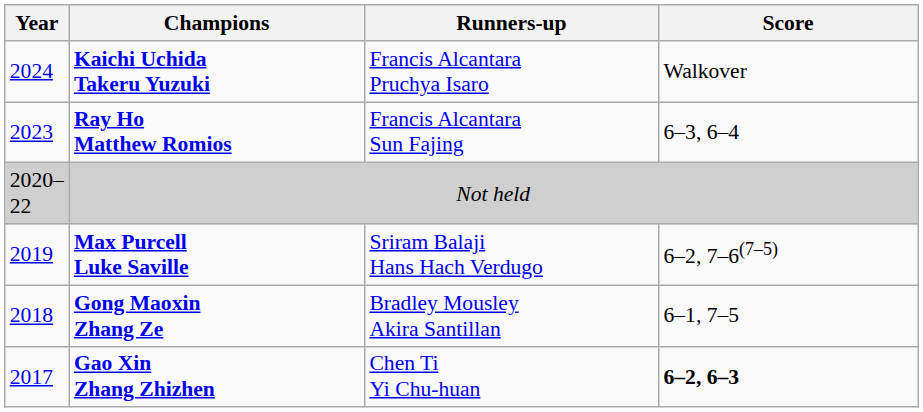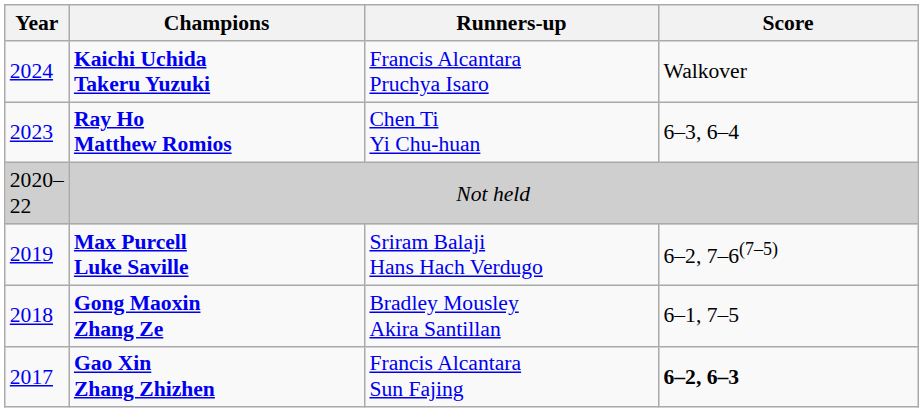(445, 132) Francis Alcantara Sun Fajing -> (425, 132) Chen Ti Yi Chu-huan
(425, 376) Chen Ti Yi Chu-huan -> (445, 376) Francis Alcantara Sun Fajing
